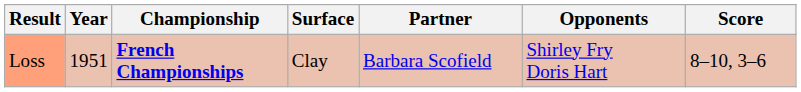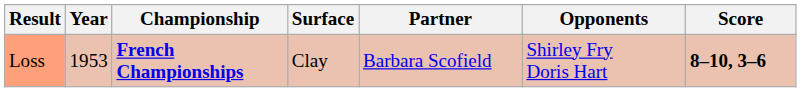(89, 60) 1951 -> (89, 60) 1953
(728, 60) normal -> (728, 60) bold
